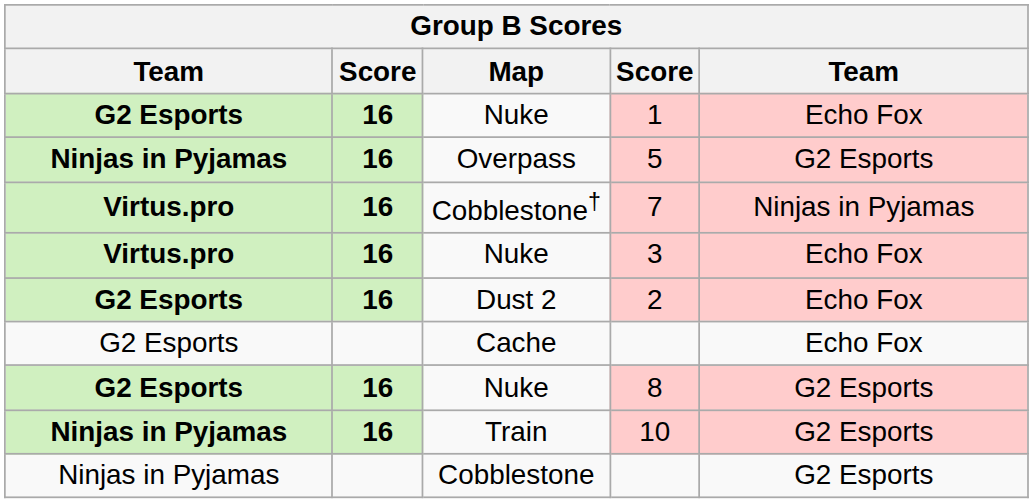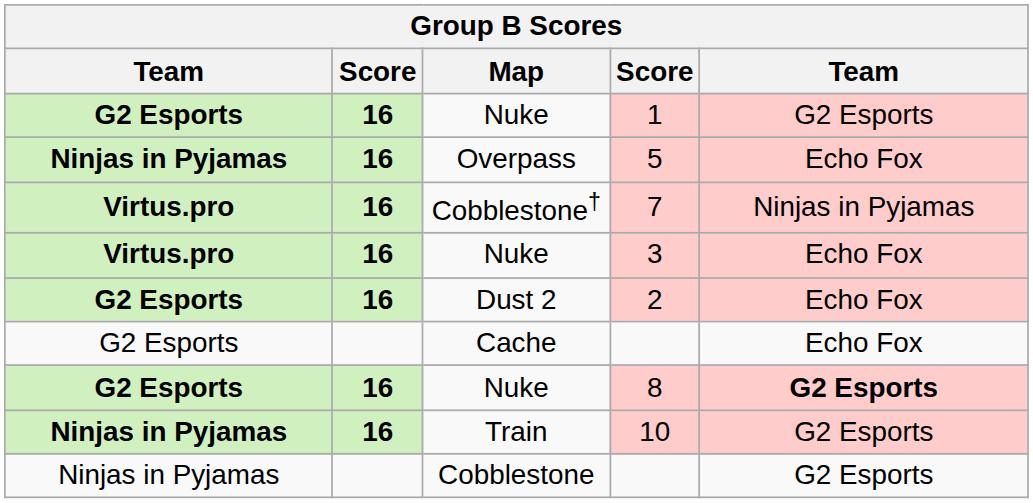(864, 114) Echo Fox -> (864, 114) G2 Esports
(864, 159) G2 Esports -> (864, 159) Echo Fox
(864, 387) normal -> (864, 387) bold
